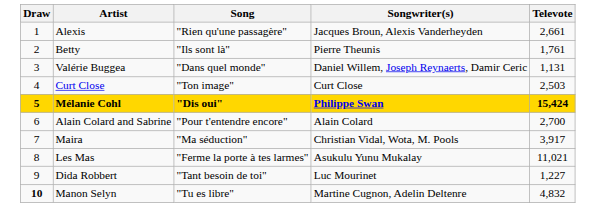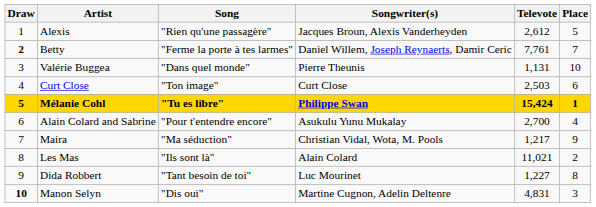+ column: (575, 13)
(553, 31) 2,661 -> (537, 31) 2,612
(37, 49) normal -> (21, 49) bold
(203, 49) "Ils sont là" -> (227, 49) "Ferme la porte à tes larmes"
(347, 49) Pierre Theunis -> (405, 49) Daniel Willem, Joseph Reynaerts, Damir Ceric
(553, 49) 1,761 -> (537, 49) 7,761
(421, 67) Daniel Willem, Joseph Reynaerts, Damir Ceric -> (331, 67) Pierre Theunis
(200, 103) "Dis oui" -> (193, 103) "Tu es libre"
(343, 121) Alain Colard -> (352, 121) Asukulu Yunu Mukalay
(553, 139) 3,917 -> (537, 139) 1,217
(243, 157) "Ferme la porte à tes larmes" -> (188, 157) "Ils sont là"
(368, 157) Asukulu Yunu Mukalay -> (328, 157) Alain Colard
(205, 193) "Tu es libre" -> (182, 193) "Dis oui"
(553, 193) 4,832 -> (537, 193) 4,831
